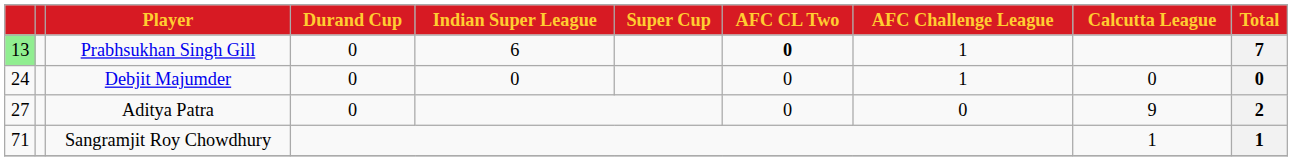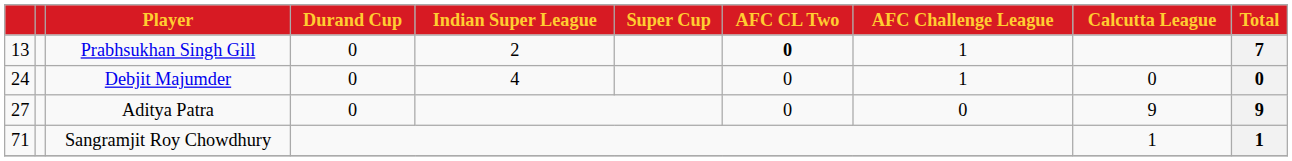(20, 50) lightgreen background -> (20, 50) no background
(515, 50) 6 -> (515, 50) 2
(515, 80) 0 -> (515, 80) 4
(1259, 110) 2 -> (1259, 110) 9
